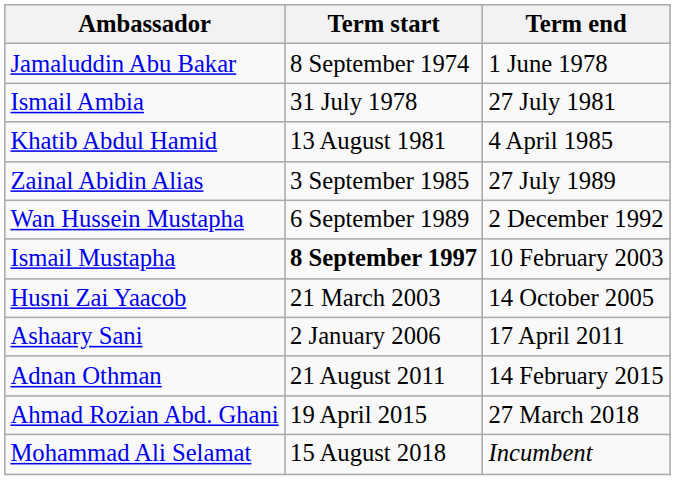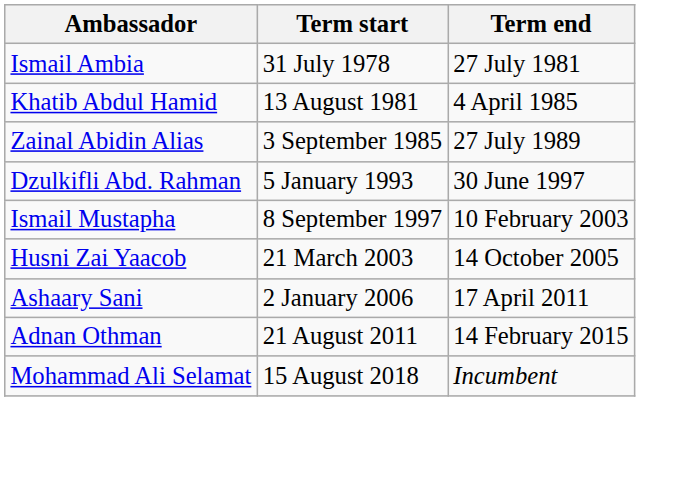- row: (123, 63)
- row: (127, 219)
+ row: (126, 180)
(384, 258) bold -> (352, 219) normal
- row: (145, 414)
